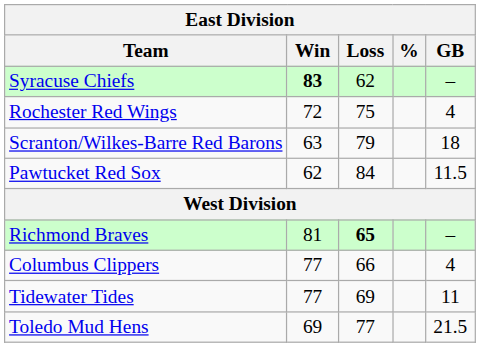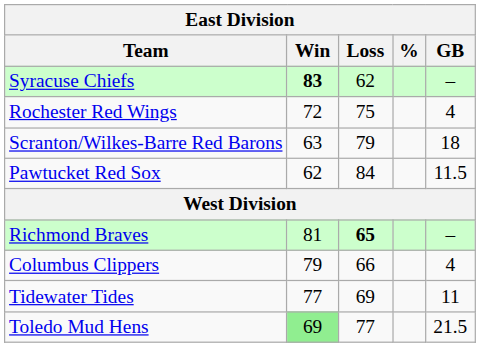(313, 265) 77 -> (313, 265) 79
(313, 326) no background -> (313, 326) lightgreen background
